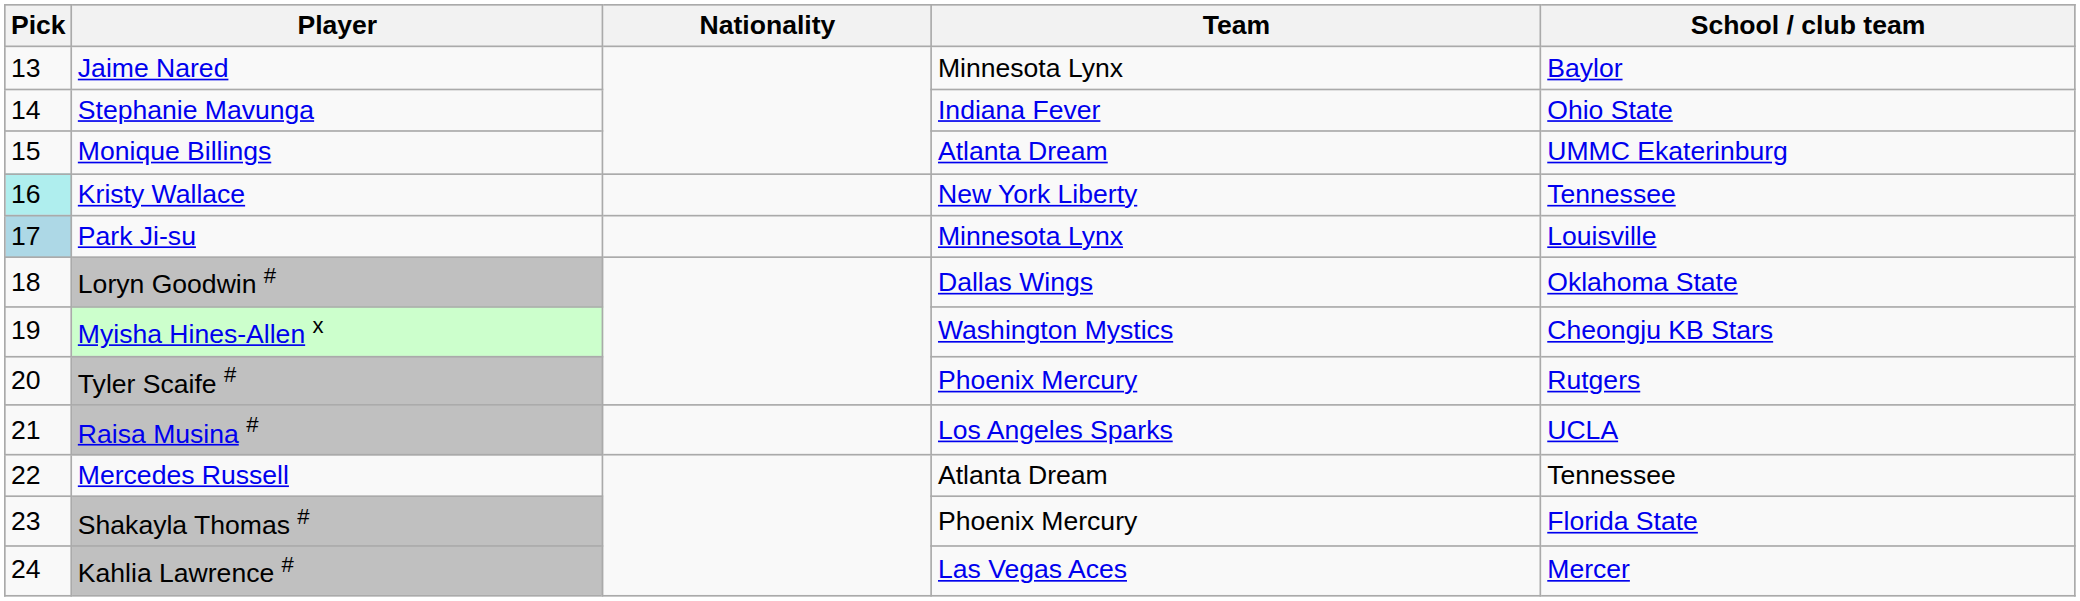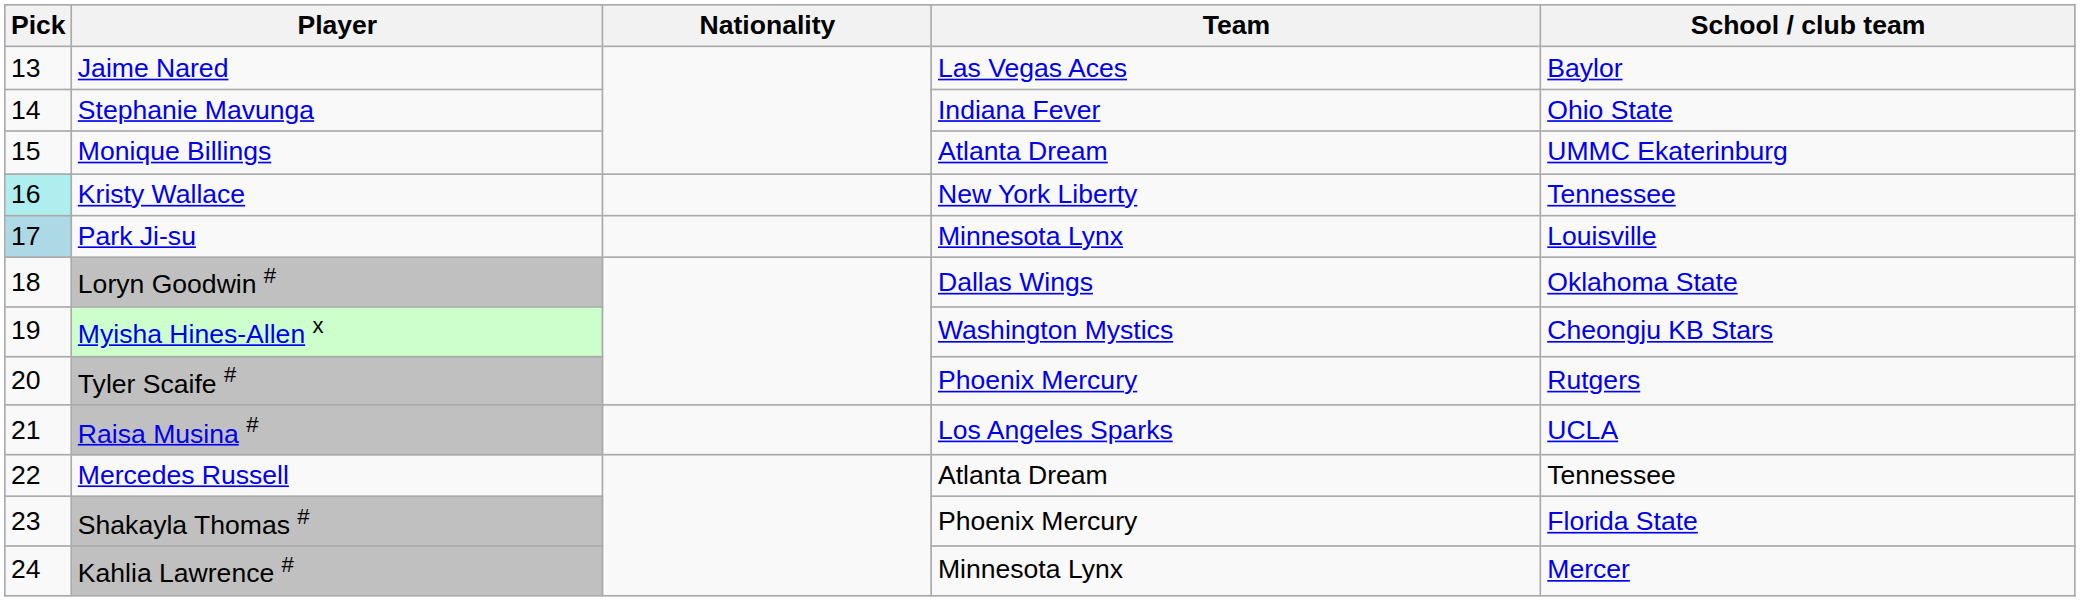(1031, 67) Minnesota Lynx -> (1032, 67) Las Vegas Aces
(1032, 570) Las Vegas Aces -> (1031, 570) Minnesota Lynx
